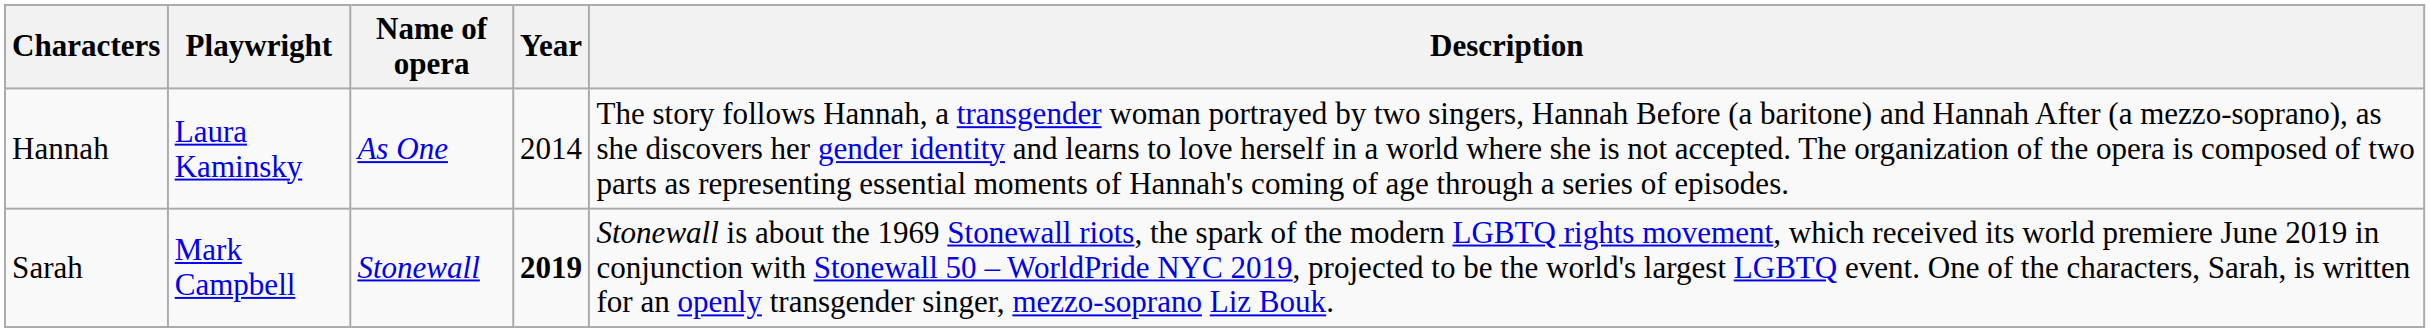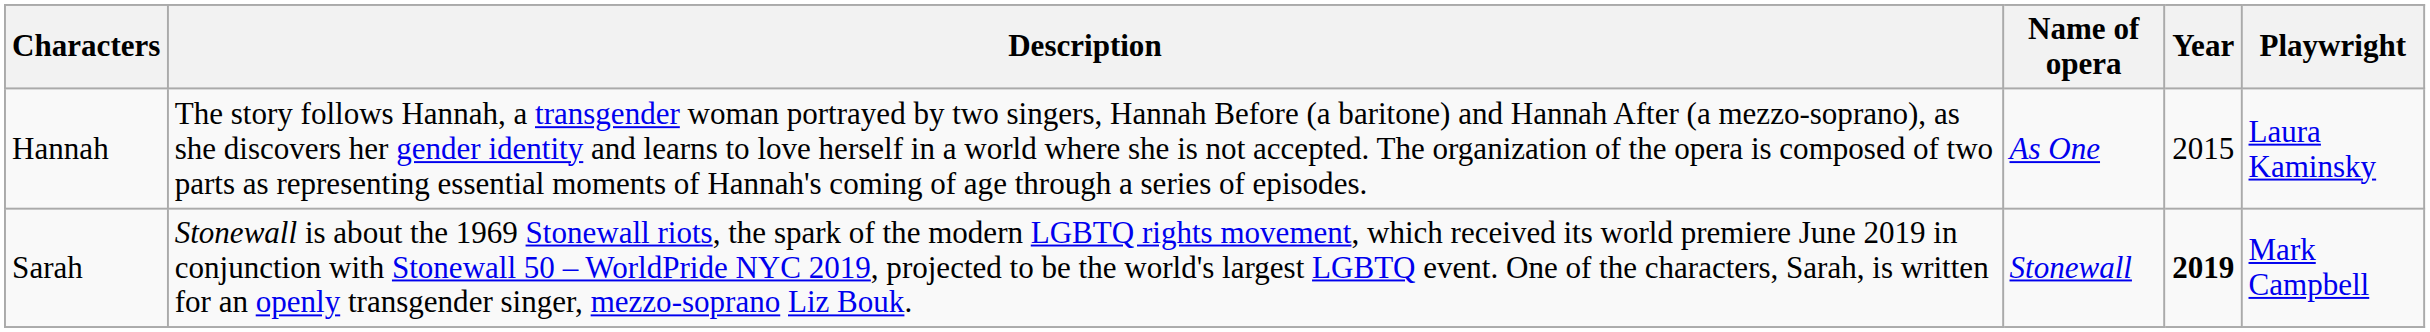columns swapped: (259, 46) <-> (1507, 46)
(551, 148) 2014 -> (2203, 148) 2015
